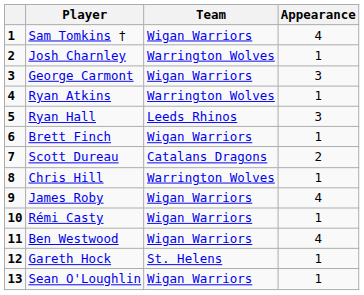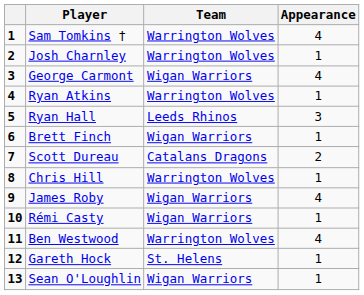(200, 35) Wigan Warriors -> (211, 35) Warrington Wolves
(318, 76) 3 -> (318, 76) 4
(200, 238) Wigan Warriors -> (211, 238) Warrington Wolves
